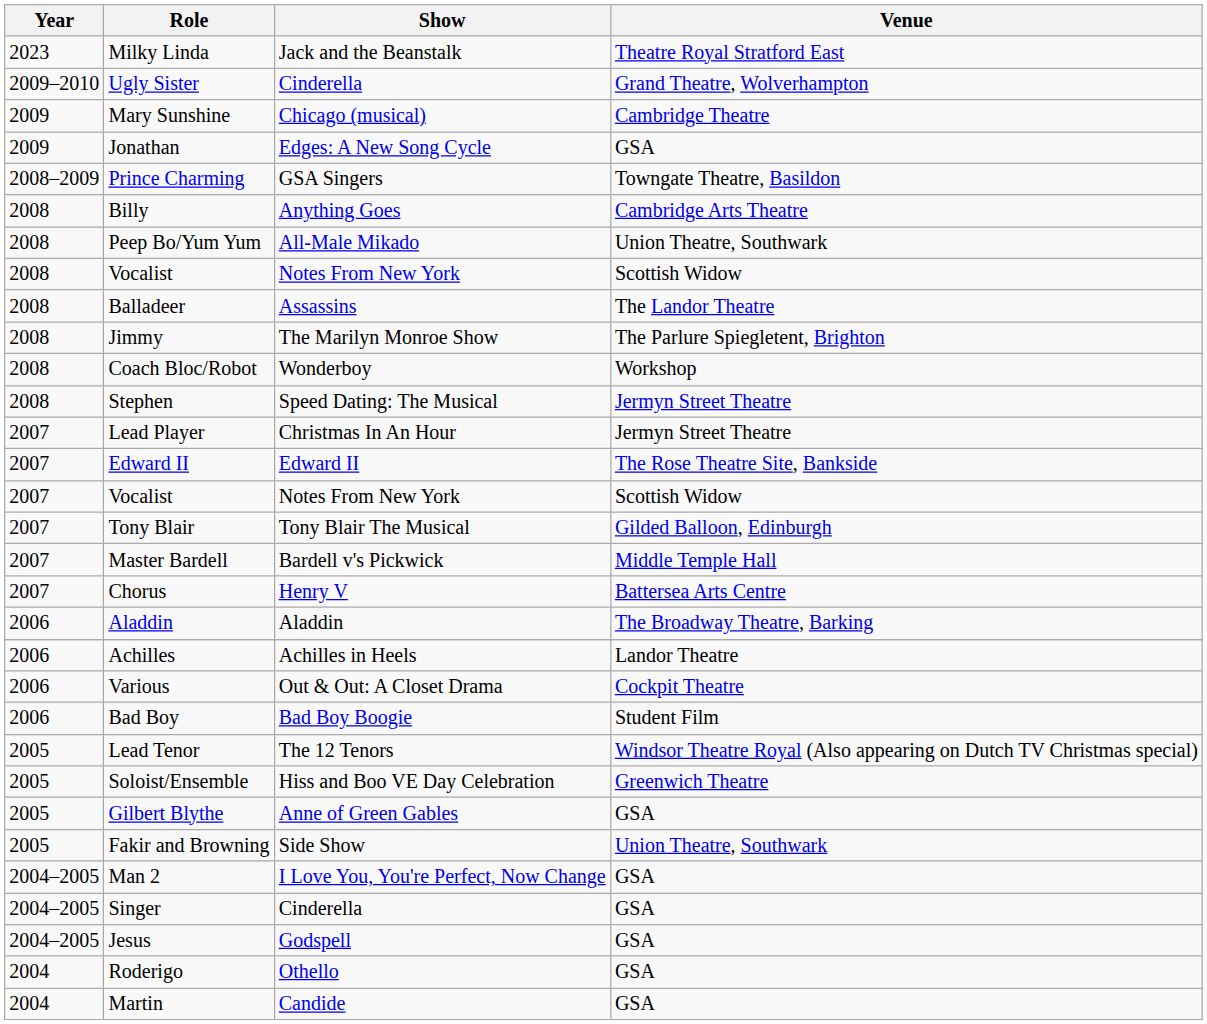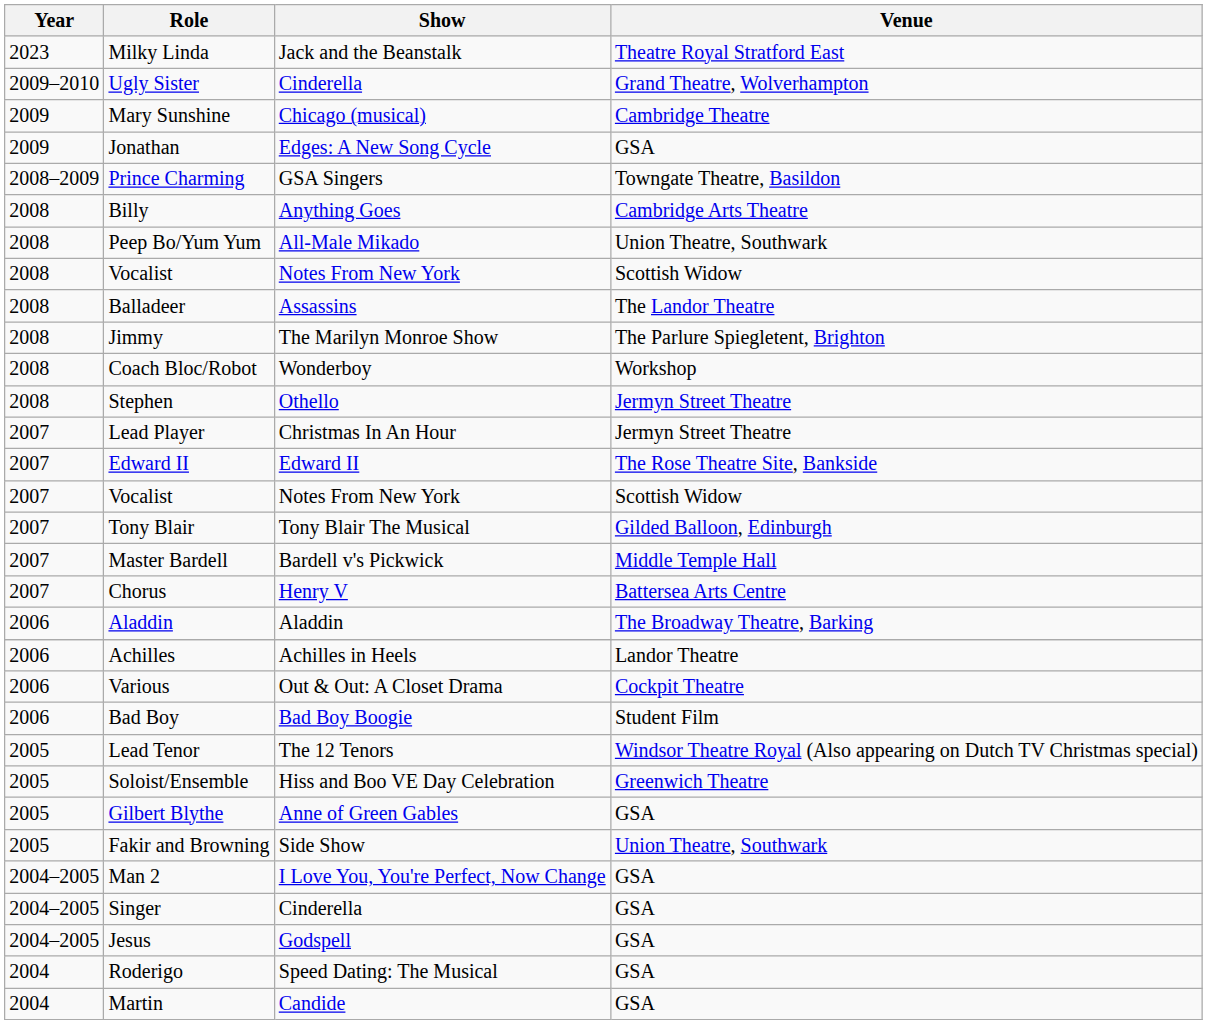(388, 400) Speed Dating: The Musical -> (309, 400) Othello
(309, 971) Othello -> (388, 971) Speed Dating: The Musical
